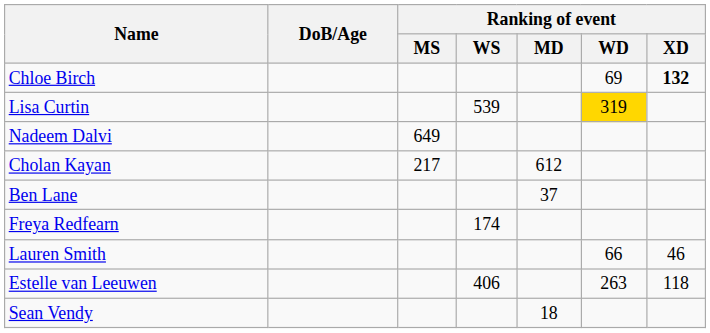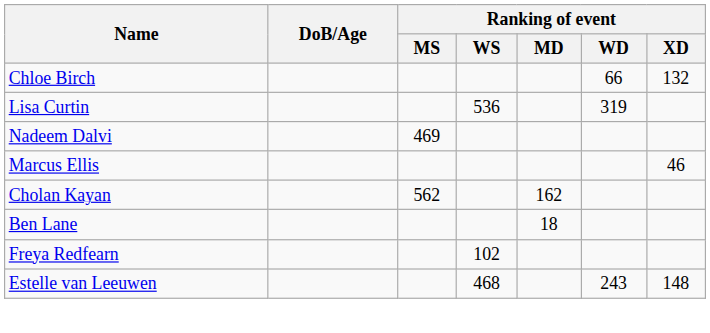(614, 77) 69 -> (614, 77) 66
(676, 77) bold -> (676, 77) normal
(487, 107) 539 -> (487, 107) 536
(614, 107) gold background -> (614, 107) no background
(427, 136) 649 -> (427, 136) 469
+ row: (54, 165)
(427, 165) 217 -> (427, 195) 562
(549, 165) 612 -> (549, 195) 162
(549, 195) 37 -> (549, 224) 18
(487, 224) 174 -> (487, 253) 102
- row: (57, 253)
(487, 283) 406 -> (487, 283) 468
(614, 283) 263 -> (614, 283) 243
(676, 283) 118 -> (676, 283) 148
- row: (51, 312)
